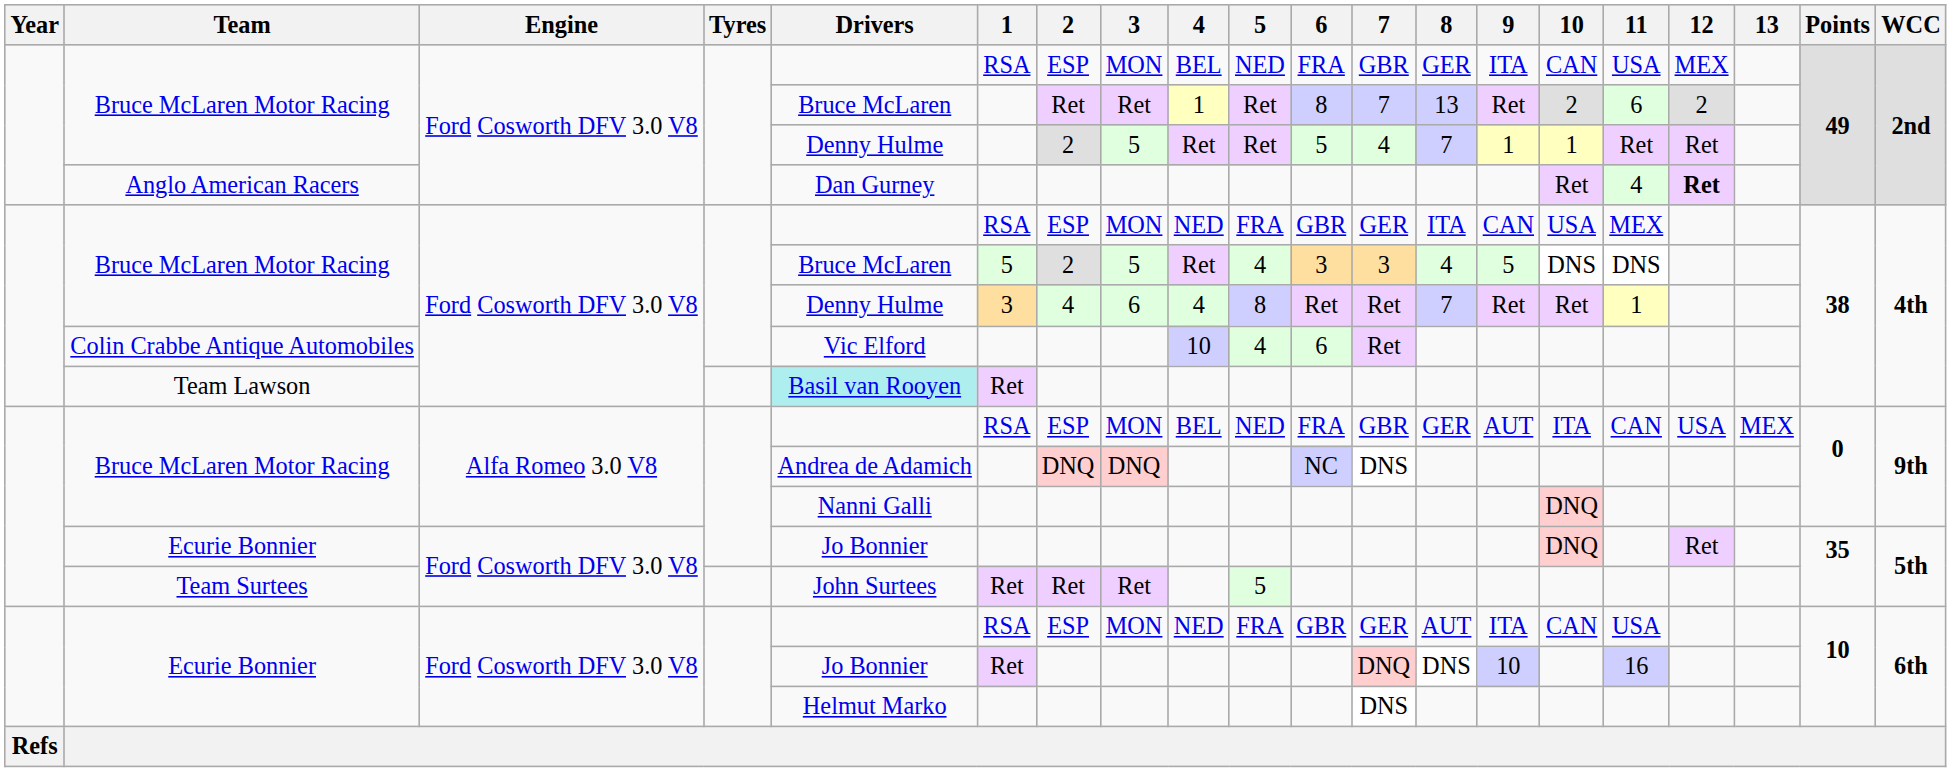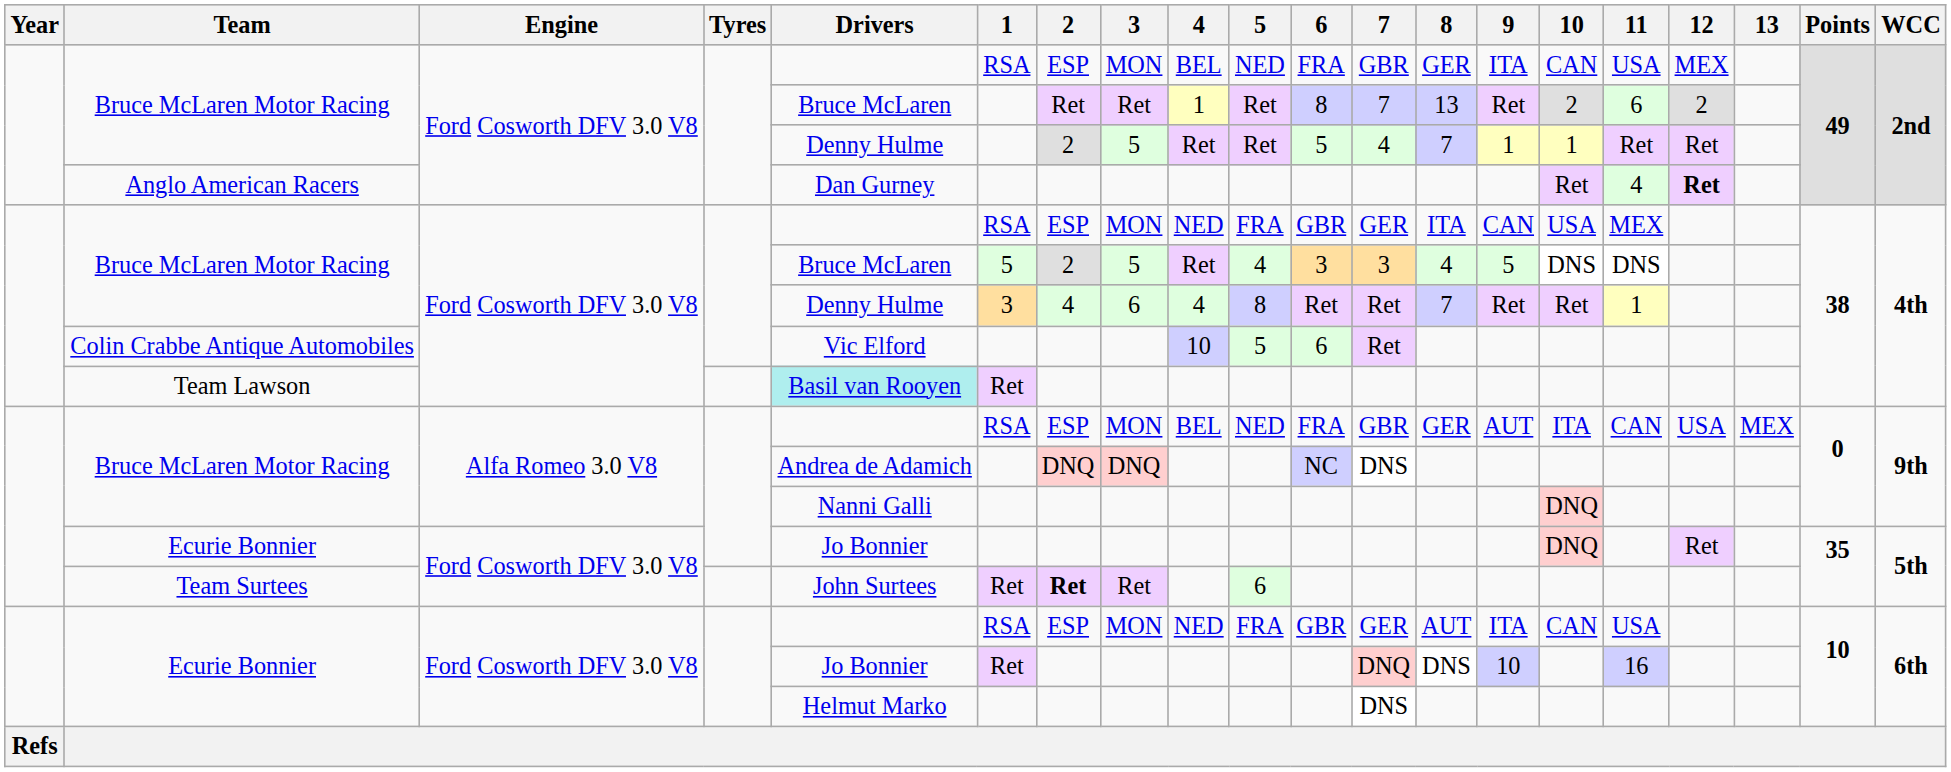(1260, 345) 4 -> (1260, 345) 5
(1068, 586) normal -> (1068, 586) bold
(1260, 586) 5 -> (1260, 586) 6
